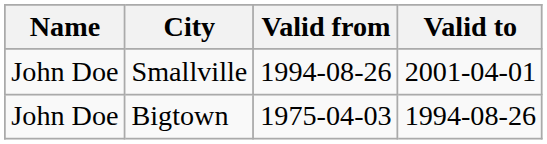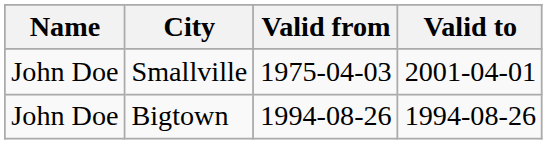(326, 71) 1994-08-26 -> (326, 71) 1975-04-03
(326, 116) 1975-04-03 -> (326, 116) 1994-08-26
